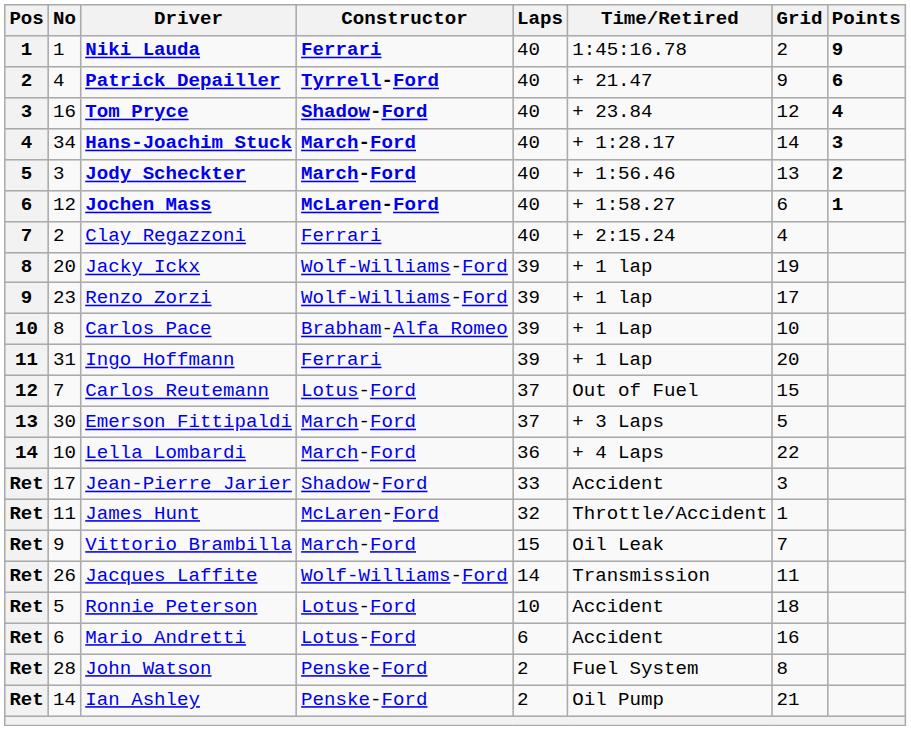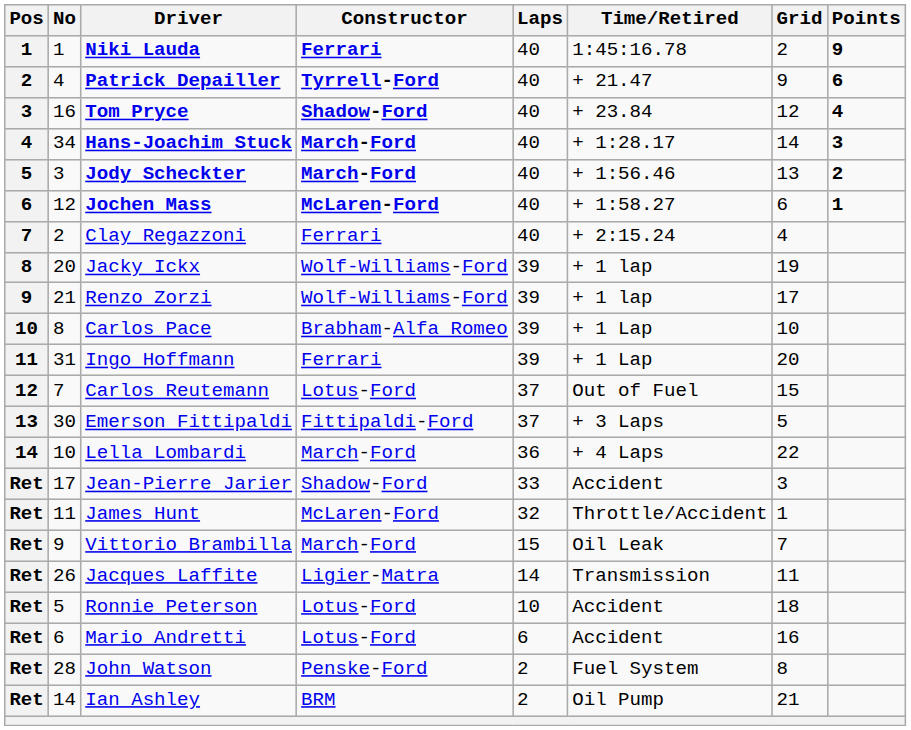(65, 299) 23 -> (65, 299) 21
(359, 422) March-Ford -> (387, 422) Fittipaldi-Ford
(404, 577) Wolf-Williams-Ford -> (370, 577) Ligier-Matra
(364, 700) Penske-Ford -> (318, 700) BRM
